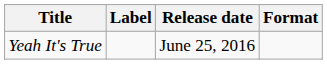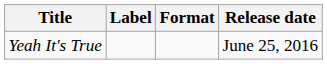columns swapped: (207, 18) <-> (291, 18)
